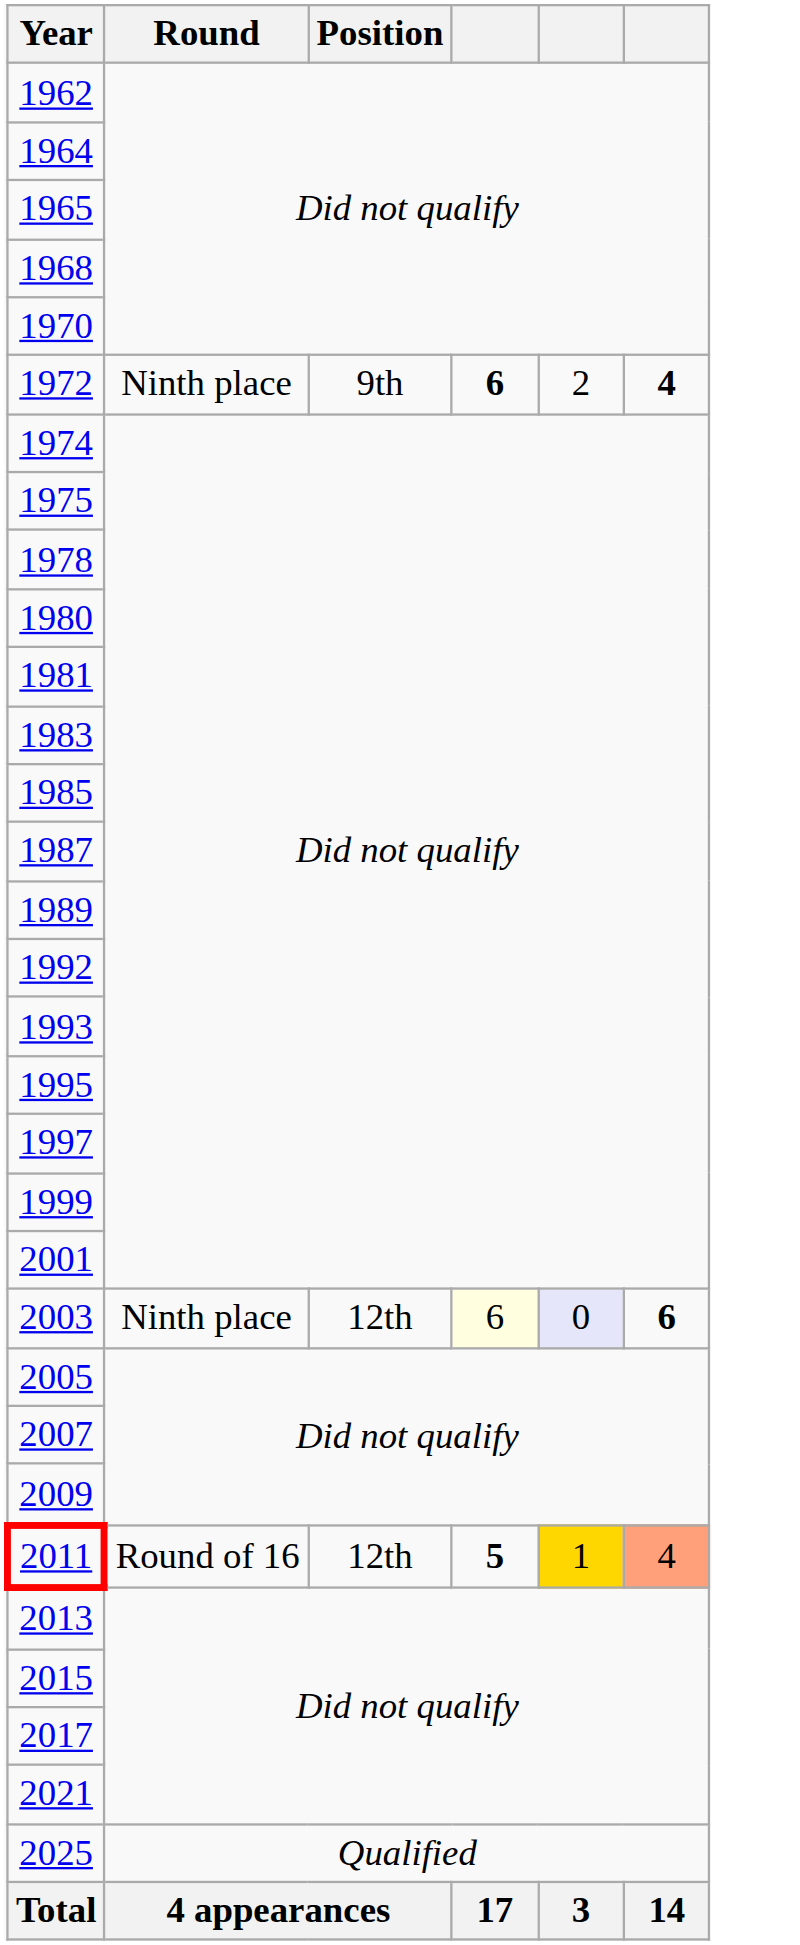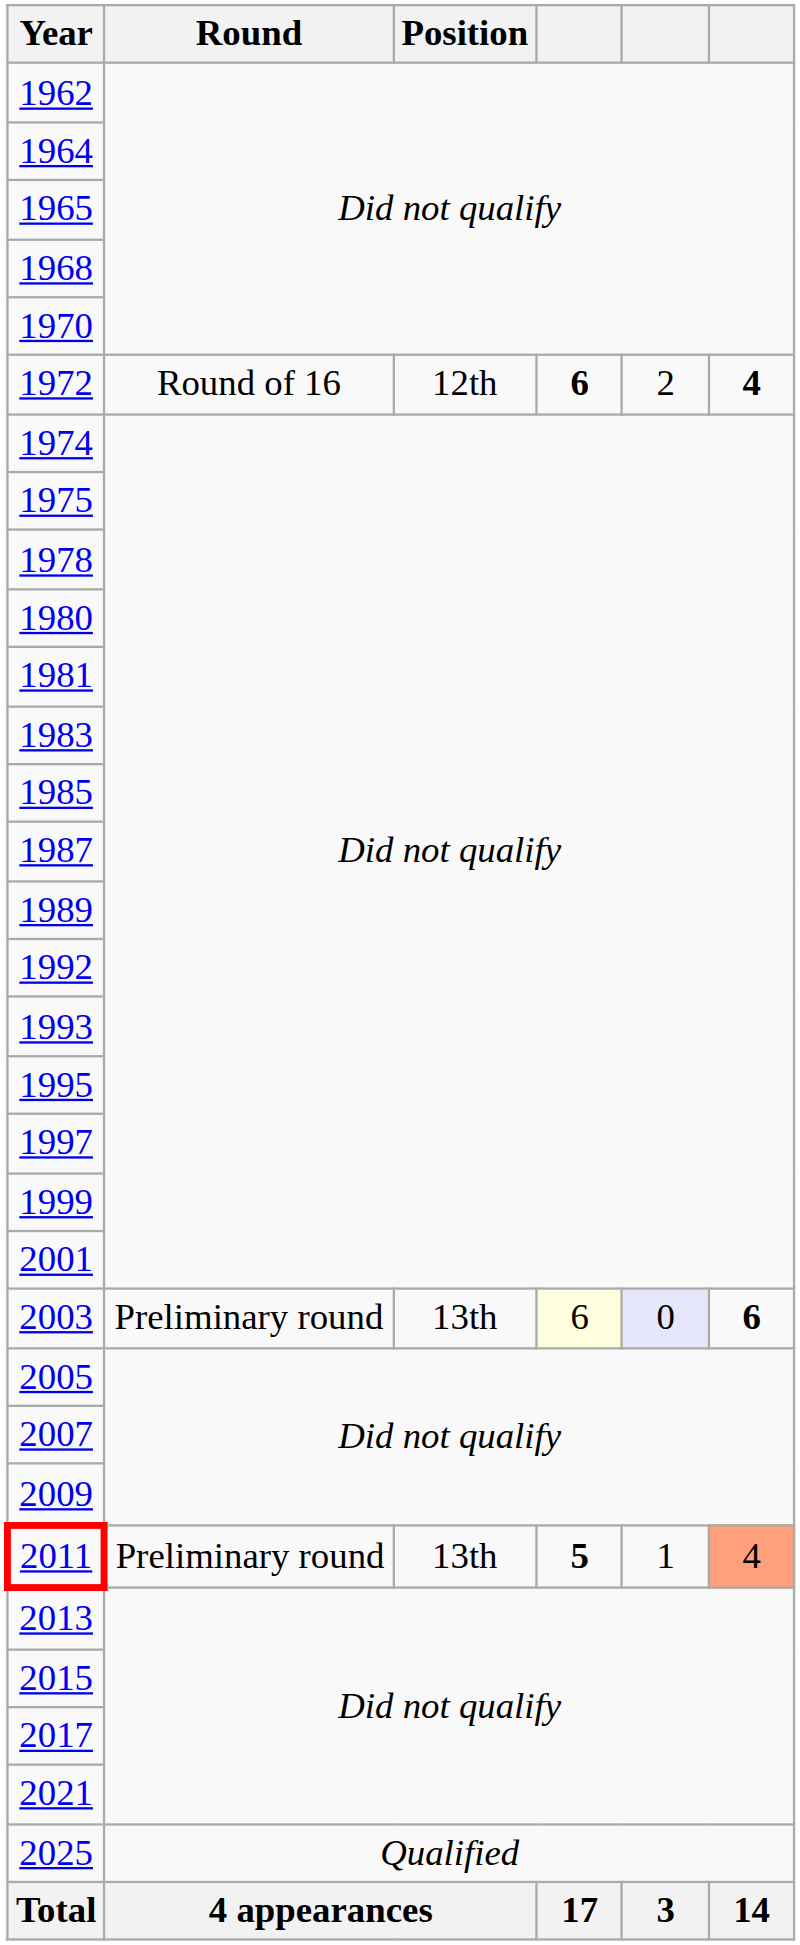(206, 383) Ninth place -> (249, 383) Round of 16
(380, 383) 9th -> (465, 383) 12th
(206, 1317) Ninth place -> (249, 1317) Preliminary round
(380, 1317) 12th -> (465, 1317) 13th
(208, 1555) Round of 16 -> (250, 1555) Preliminary round
(380, 1555) 12th -> (465, 1555) 13th
(581, 1555) gold background -> (666, 1555) no background
